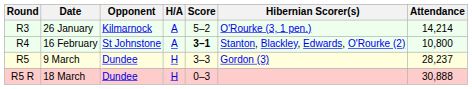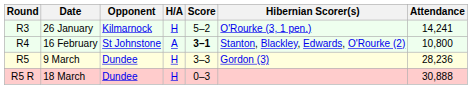(174, 28) A -> (174, 28) H
(437, 28) 14,214 -> (437, 28) 14,241
(437, 60) 28,237 -> (437, 60) 28,236
